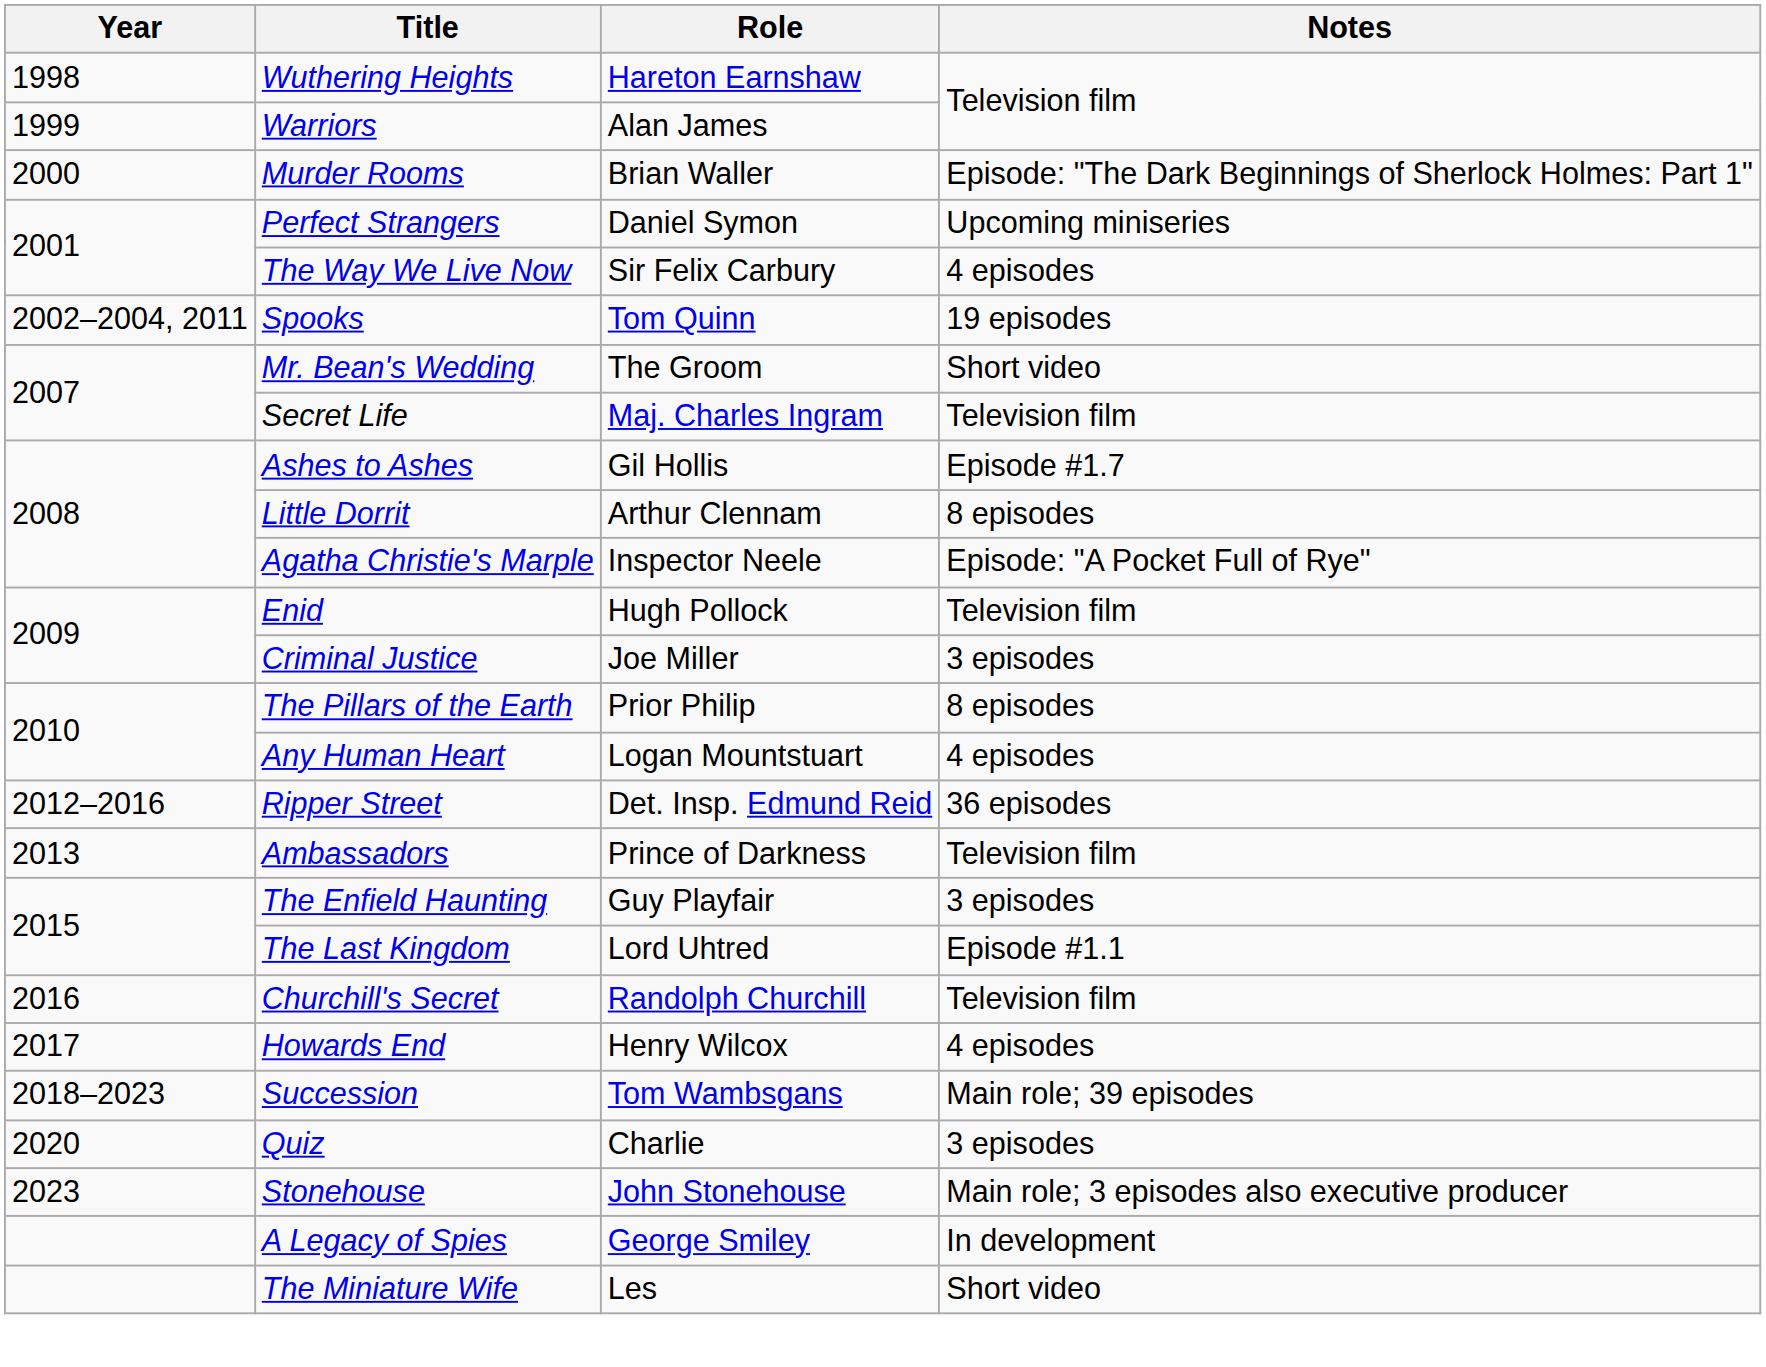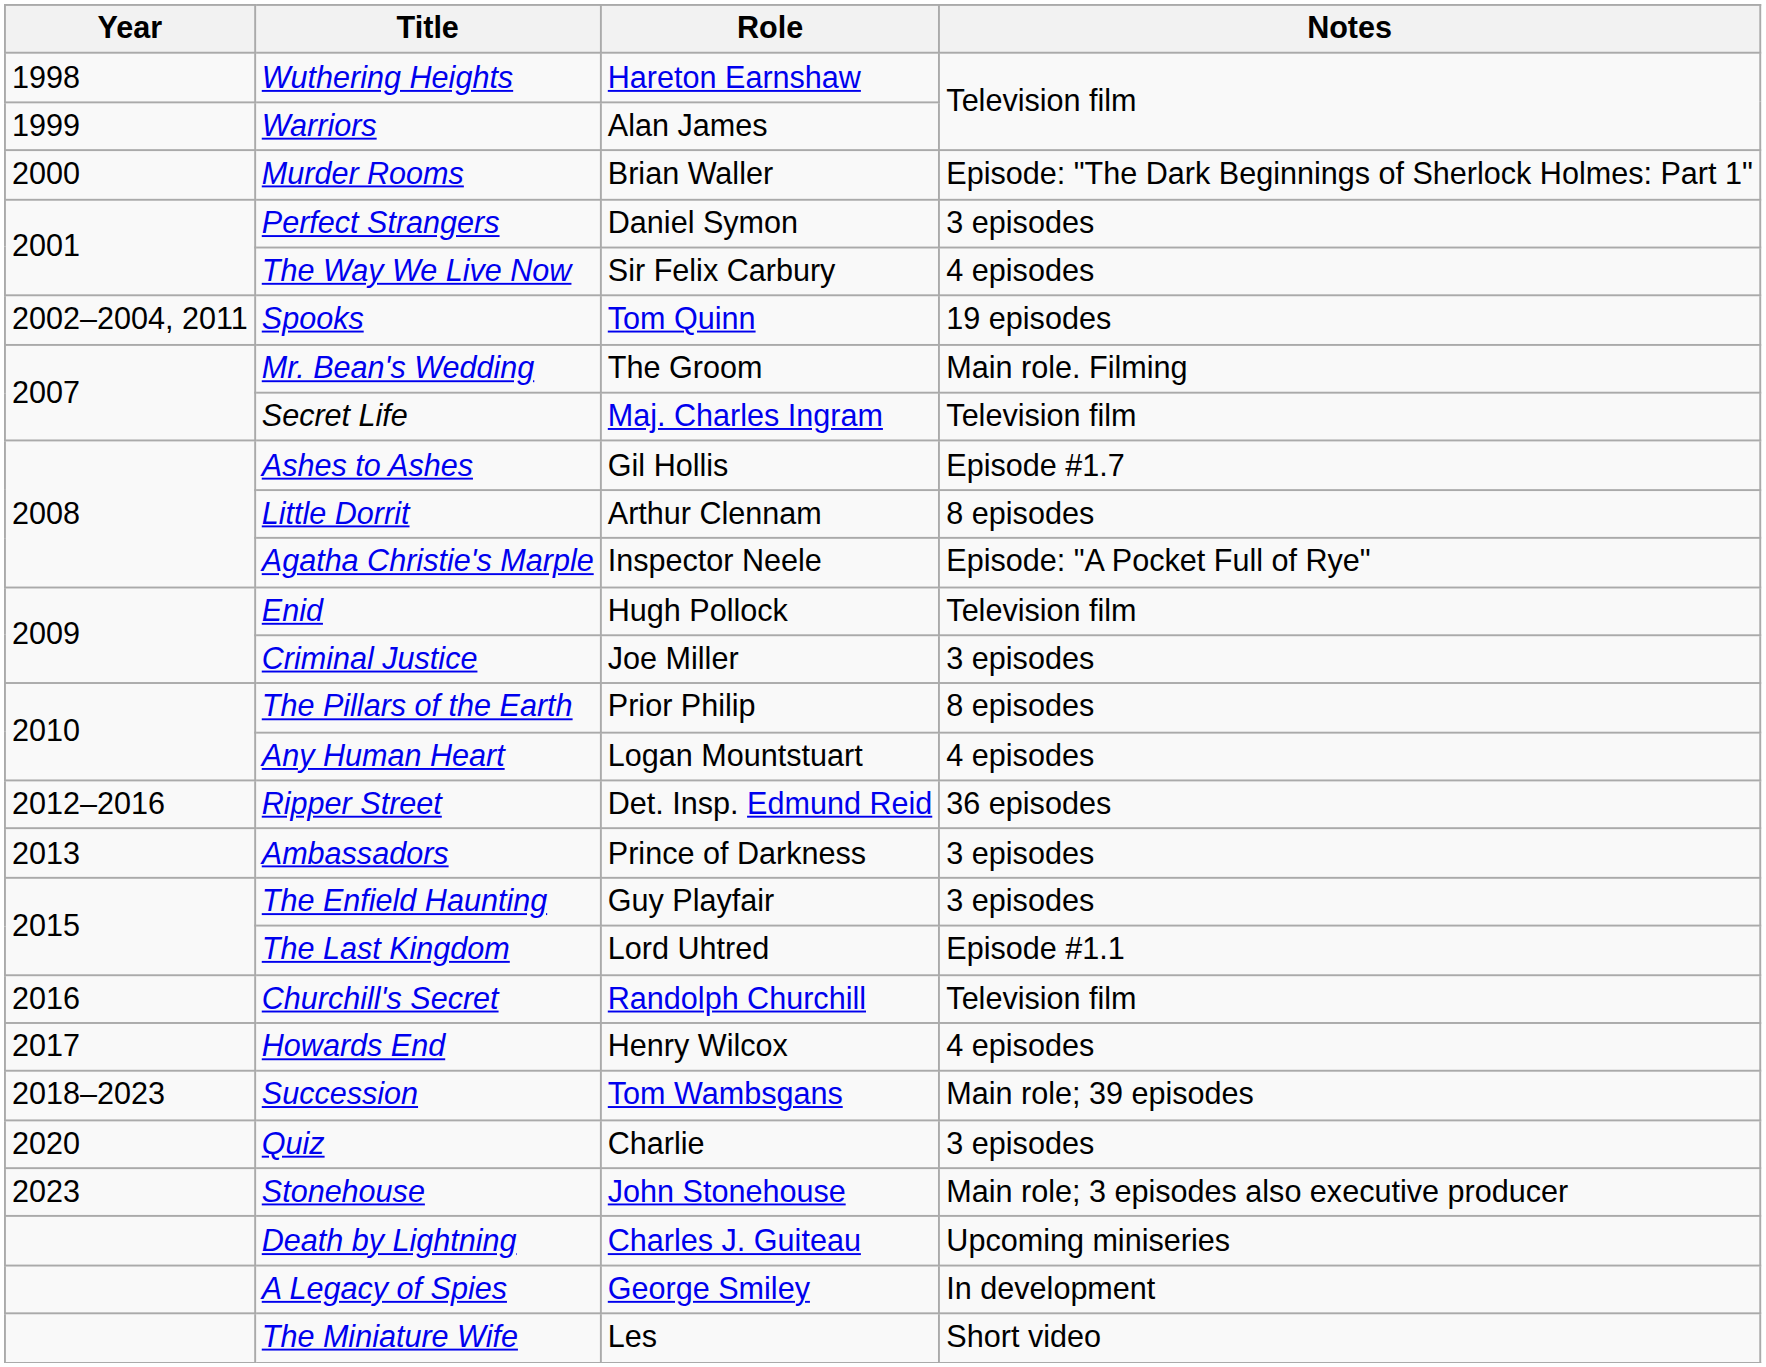(1088, 222) Upcoming miniseries -> (1020, 222) 3 episodes
(1024, 367) Short video -> (1067, 367) Main role. Filming
(1041, 852) Television film -> (1020, 852) 3 episodes
+ row: (389, 1240)
